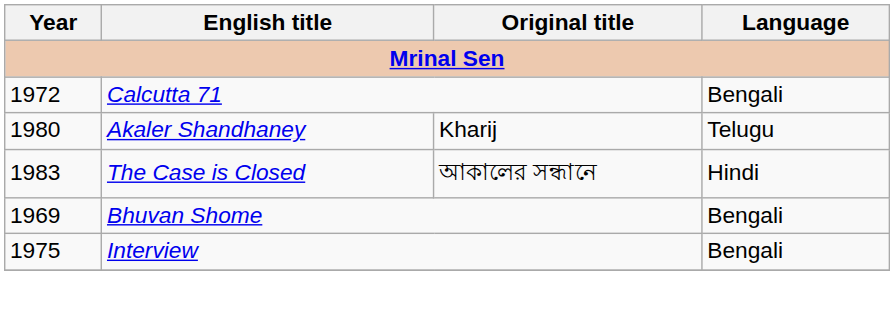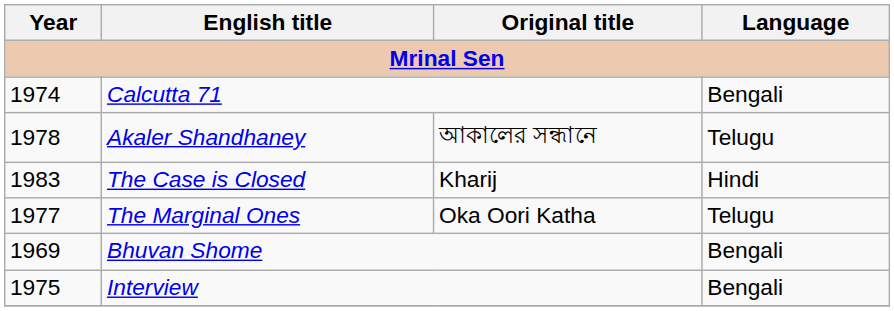(35, 94) 1972 -> (35, 94) 1974
(35, 130) 1980 -> (35, 137) 1978
(468, 130) Kharij -> (518, 136) আকালের সন্ধানে
(518, 172) আকালের সন্ধানে -> (468, 179) Kharij
+ row: (204, 215)
